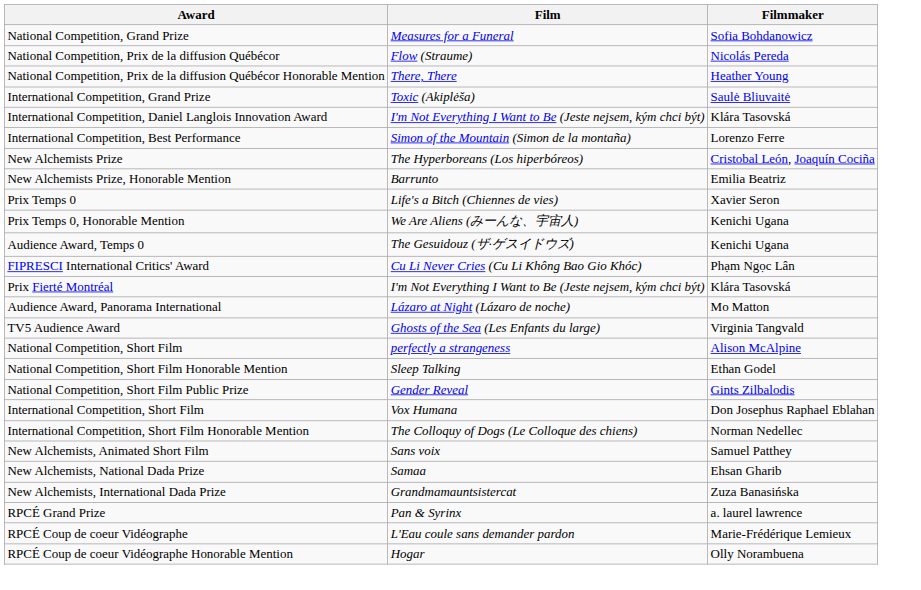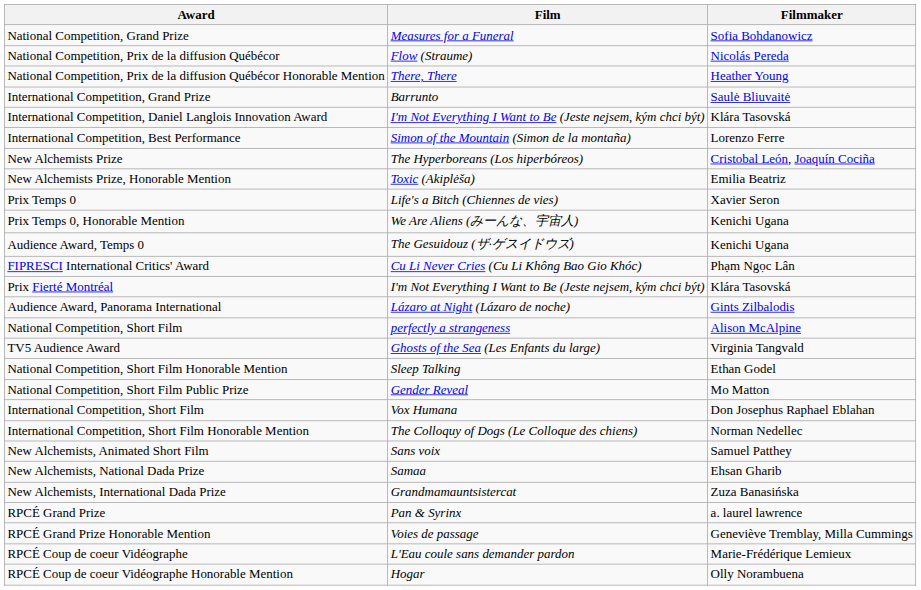(433, 96) Toxic (Akiplėša) -> (414, 96) Barrunto
(414, 179) Barrunto -> (433, 179) Toxic (Akiplėša)
(740, 307) Mo Matton -> (753, 307) Gints Zilbalodis
rows swapped: (64, 327) <-> (95, 348)
(753, 389) Gints Zilbalodis -> (740, 389) Mo Matton
+ row: (109, 533)
